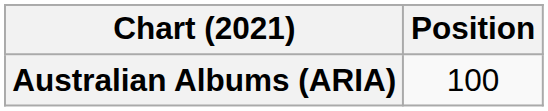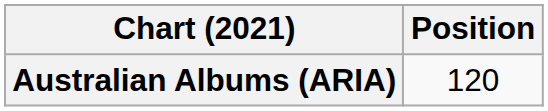(473, 79) 100 -> (473, 79) 120
